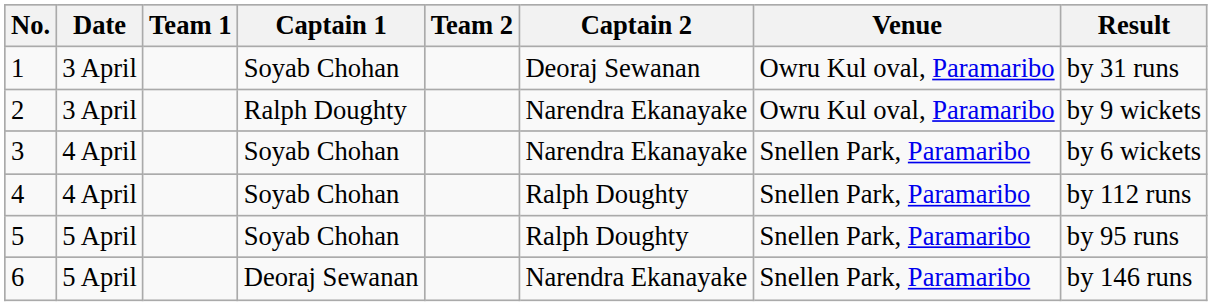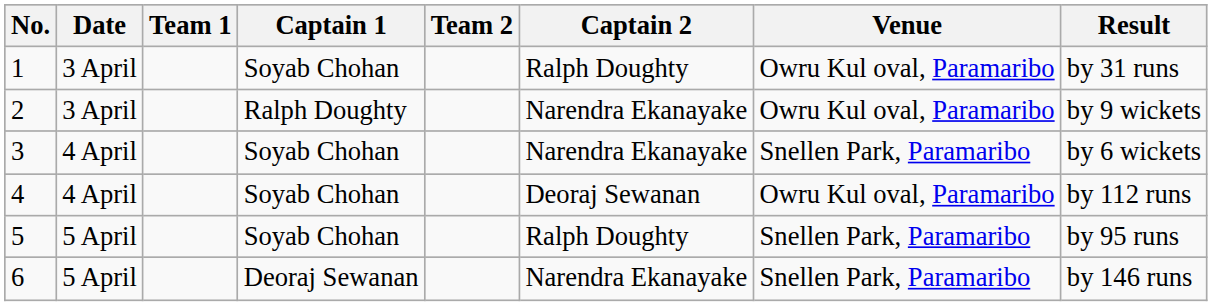(613, 67) Deoraj Sewanan -> (607, 67) Ralph Doughty
(607, 194) Ralph Doughty -> (613, 194) Deoraj Sewanan
(895, 194) Snellen Park, Paramaribo -> (907, 194) Owru Kul oval, Paramaribo
